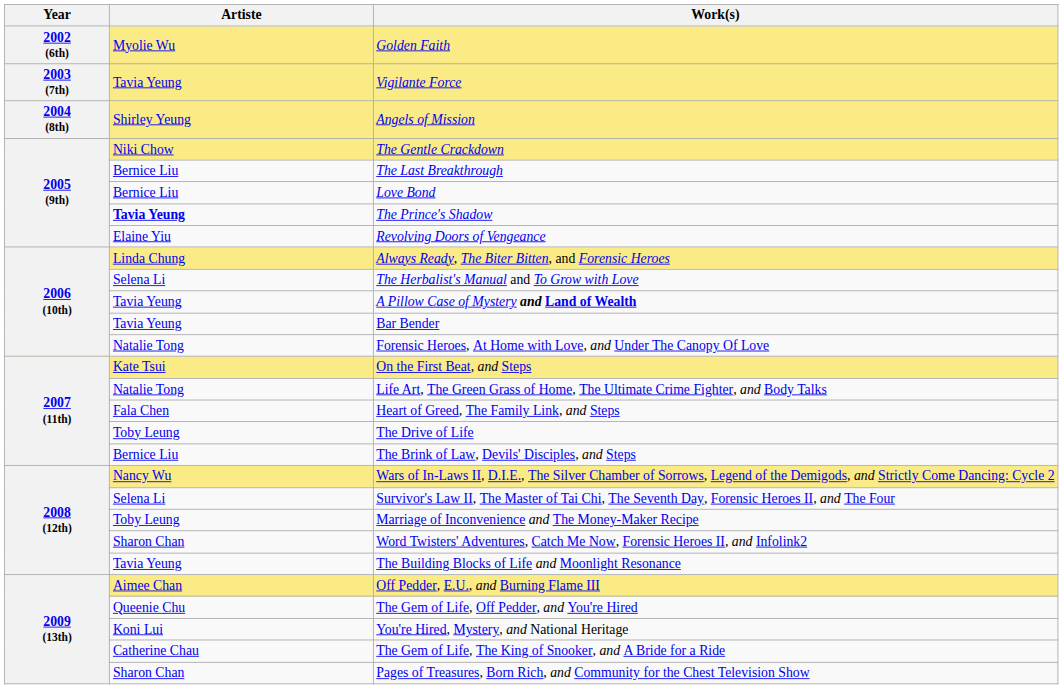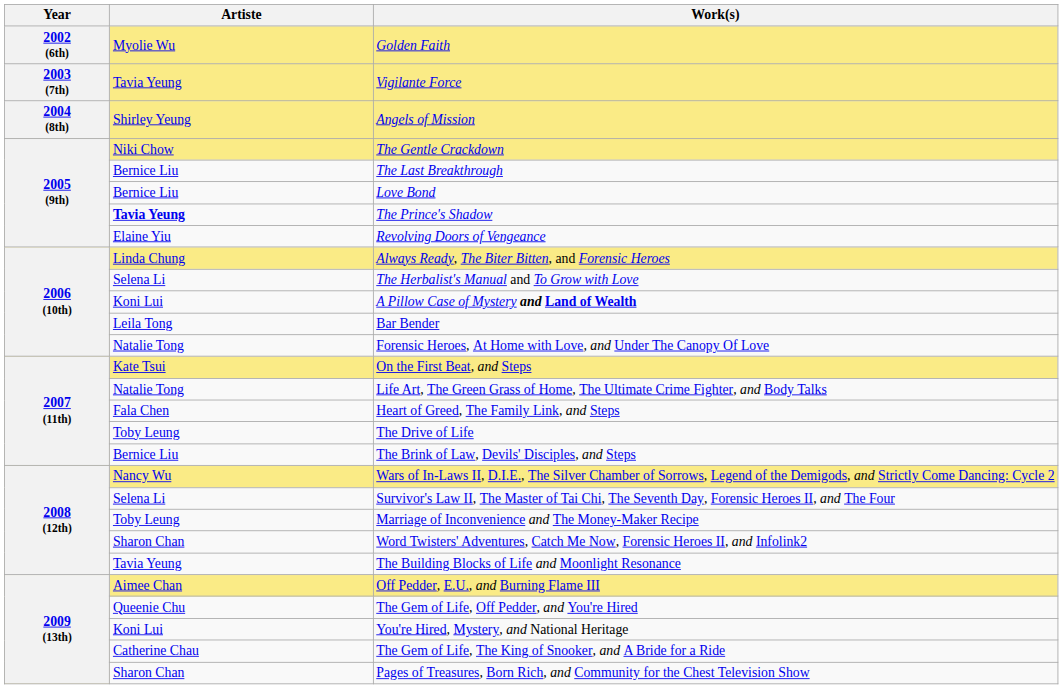(147, 301) Tavia Yeung -> (138, 301) Koni Lui
(147, 323) Tavia Yeung -> (143, 323) Leila Tong
